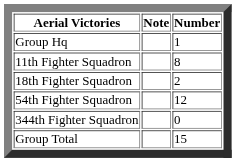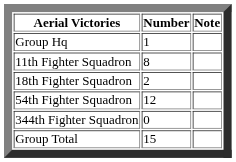columns swapped: (197, 22) <-> (156, 22)
